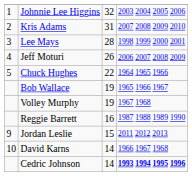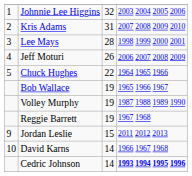(134, 103) 1967 1968 -> (152, 103) 1987 1988 1989 1990
(109, 118) 16 -> (109, 118) 19
(152, 118) 1987 1988 1989 1990 -> (134, 118) 1967 1968
